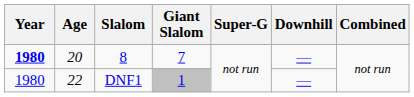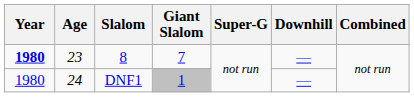(75, 56) 20 -> (75, 56) 23
(75, 80) 22 -> (75, 80) 24
